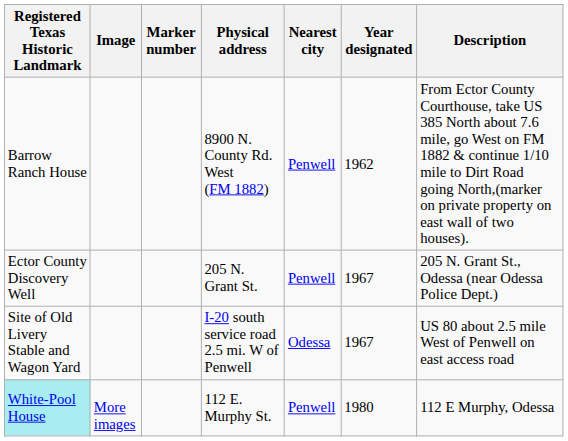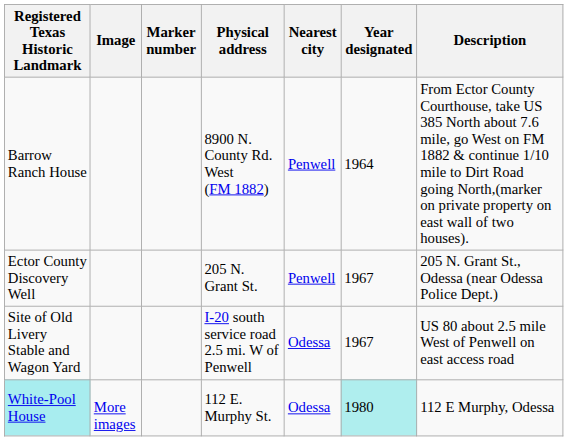(359, 163) 1962 -> (359, 163) 1964
(312, 407) Penwell -> (309, 407) Odessa
(359, 407) no background -> (359, 407) paleturquoise background
